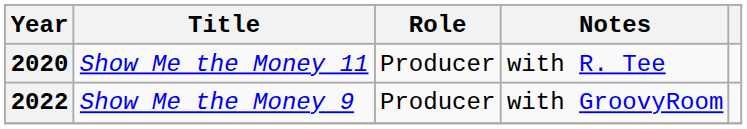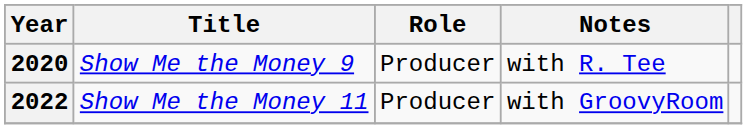(224, 64) Show Me the Money 11 -> (217, 64) Show Me the Money 9
(217, 103) Show Me the Money 9 -> (224, 103) Show Me the Money 11
